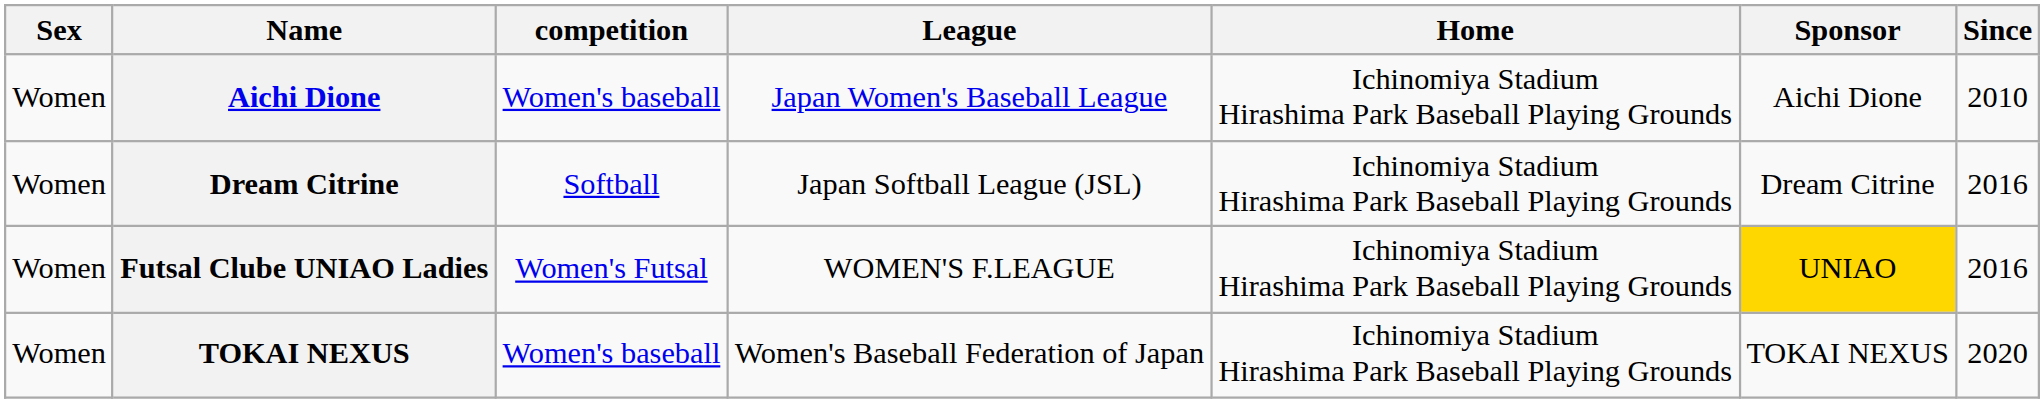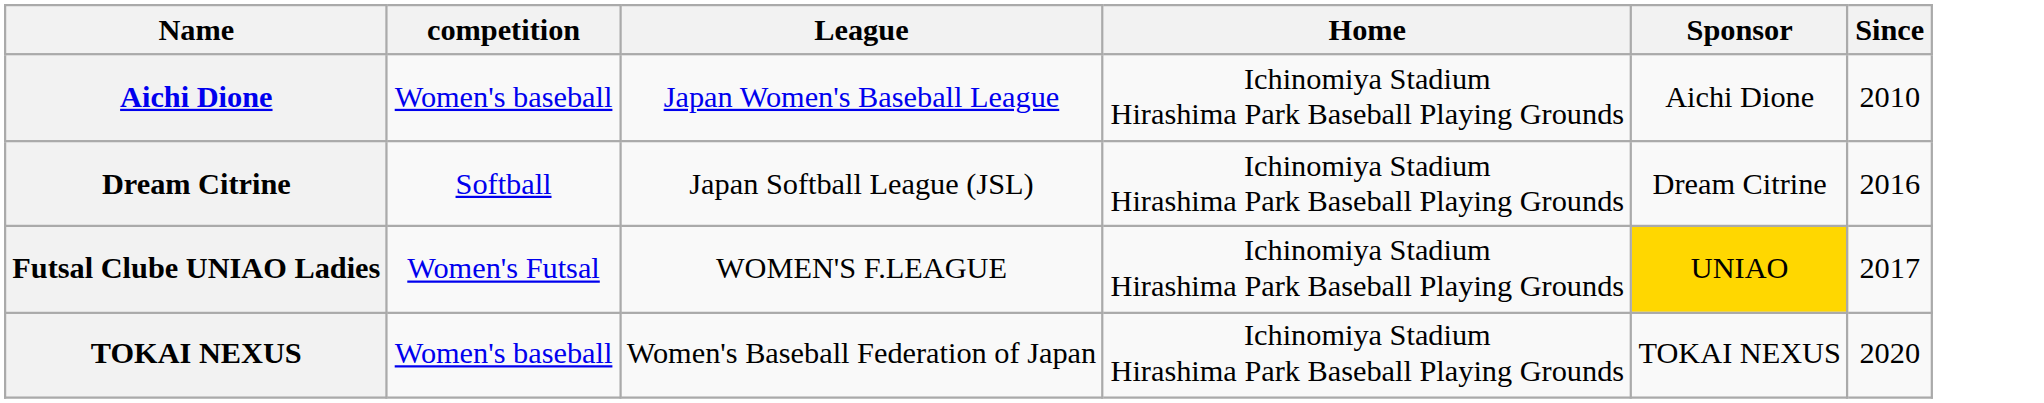- column: (59, 29)
(1998, 268) 2016 -> (1890, 268) 2017
